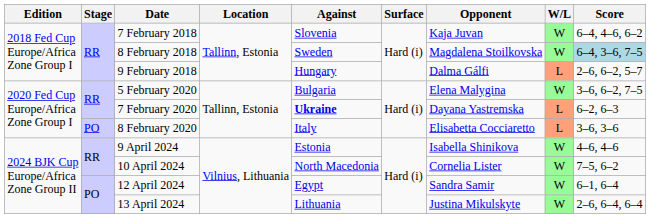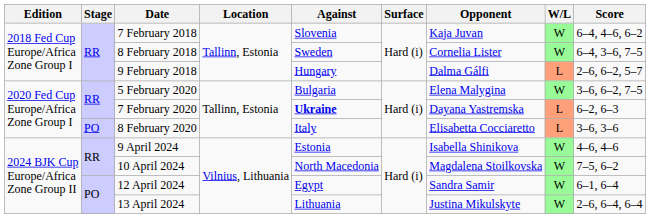(486, 52) Magdalena Stoilkovska -> (465, 52) Cornelia Lister
(610, 52) lightblue background -> (610, 52) no background
(465, 166) Cornelia Lister -> (486, 166) Magdalena Stoilkovska
